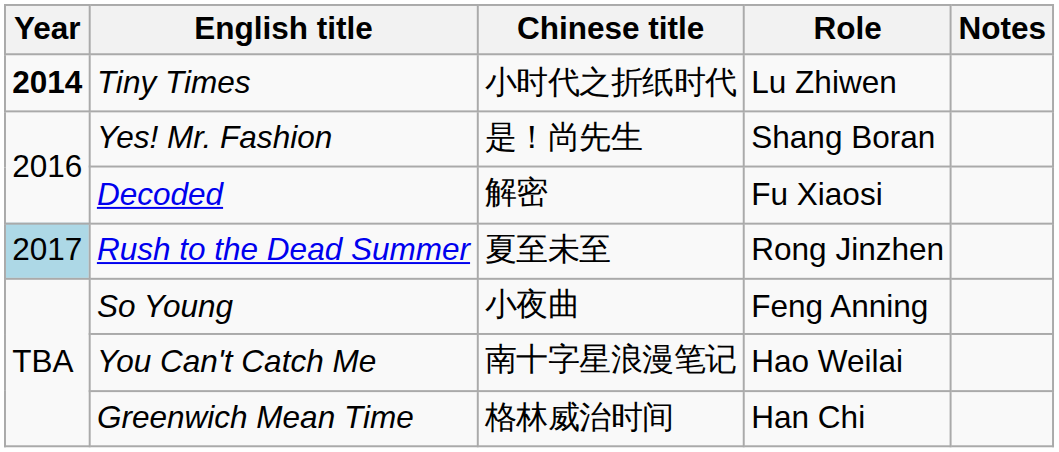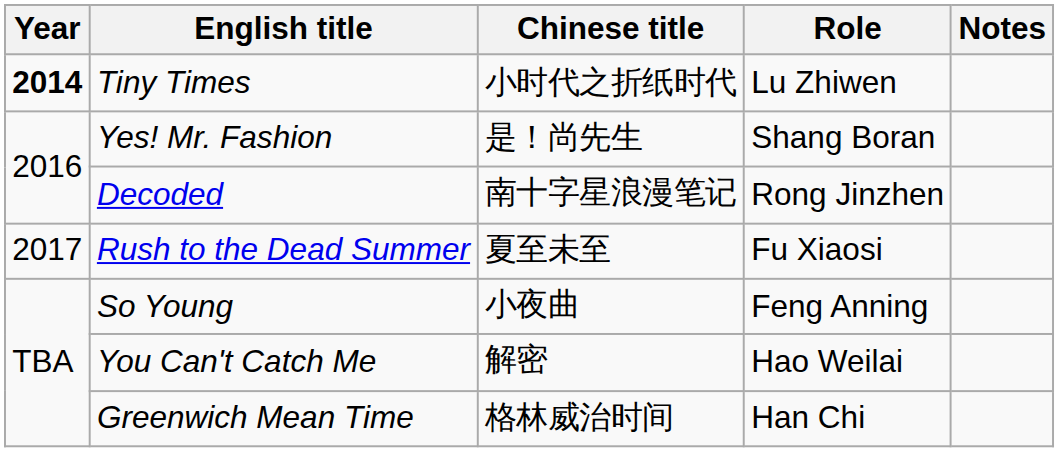(516, 193) 解密 -> (611, 193) 南十字星浪漫笔记
(817, 194) Fu Xiaosi -> (848, 194) Rong Jinzhen
(47, 250) lightblue background -> (47, 250) no background
(848, 250) Rong Jinzhen -> (817, 250) Fu Xiaosi
(611, 360) 南十字星浪漫笔记 -> (516, 360) 解密
